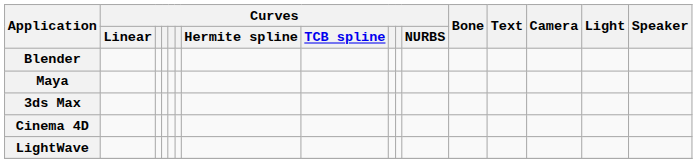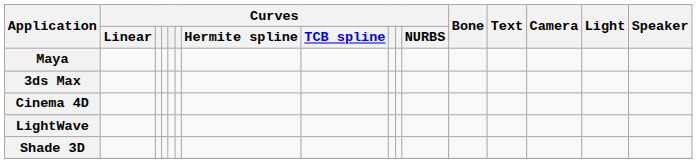- row: (52, 60)
+ row: (52, 148)
